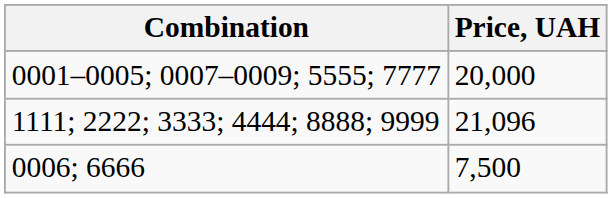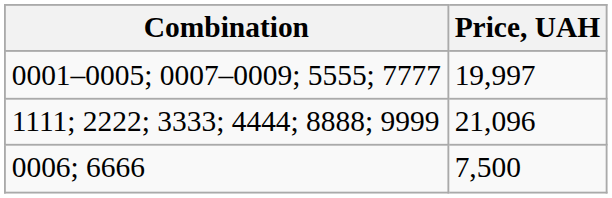(495, 74) 20,000 -> (495, 74) 19,997
